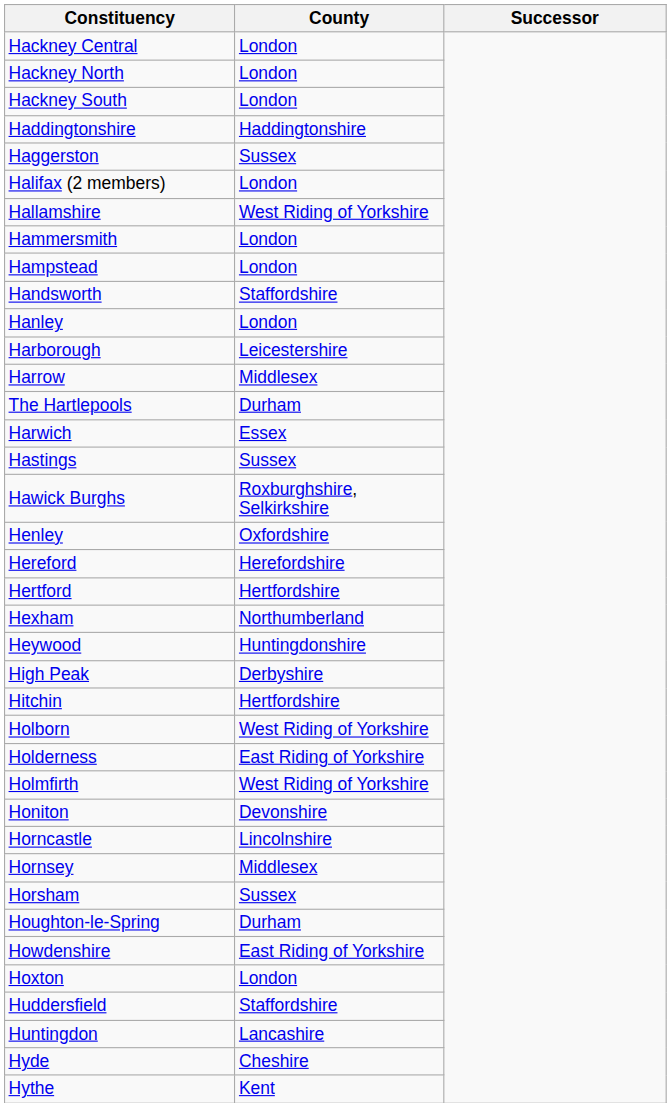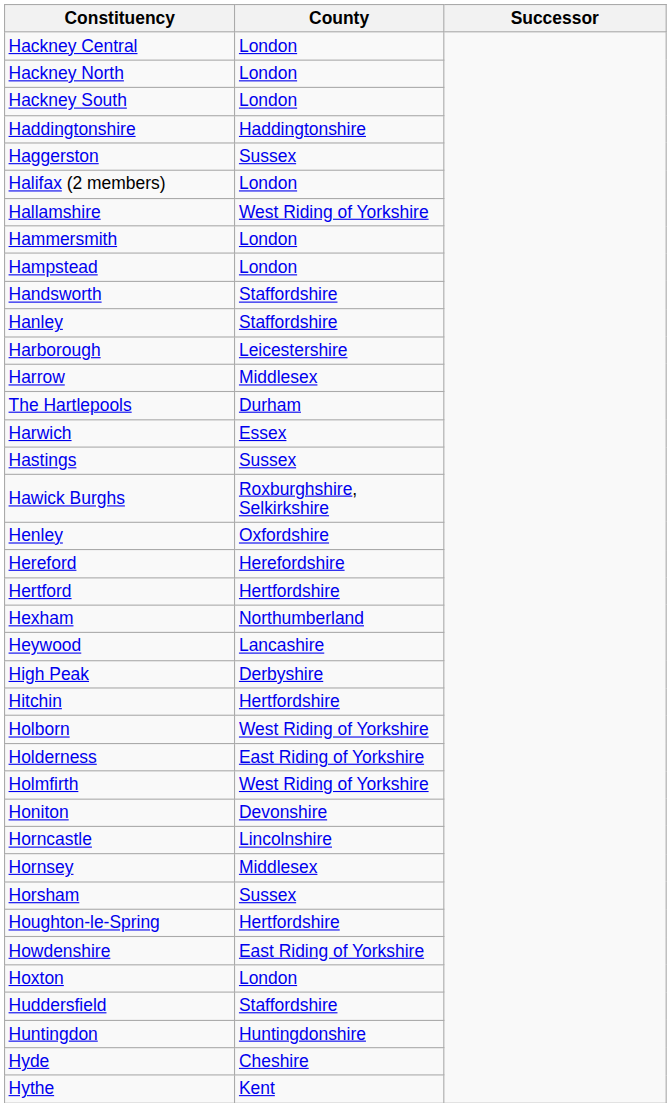(268, 322) London -> (288, 322) Staffordshire
(302, 646) Huntingdonshire -> (282, 646) Lancashire
(270, 923) Durham -> (289, 923) Hertfordshire
(282, 1033) Lancashire -> (302, 1033) Huntingdonshire
